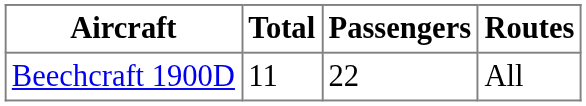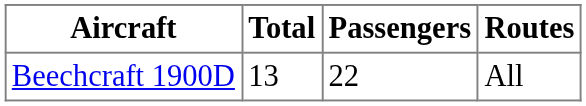(263, 76) 11 -> (264, 76) 13
